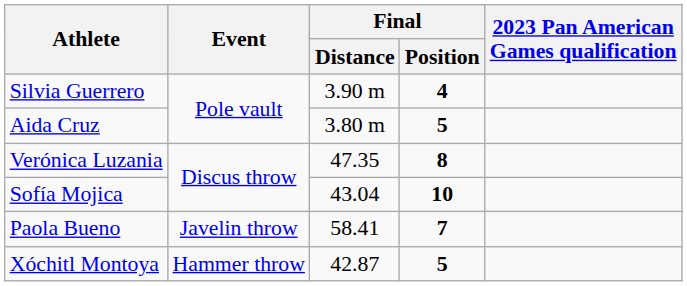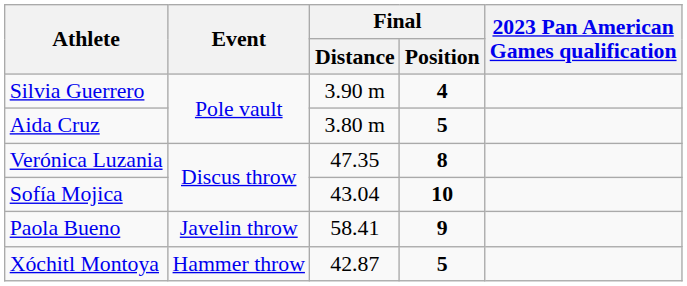(442, 228) 7 -> (442, 228) 9
